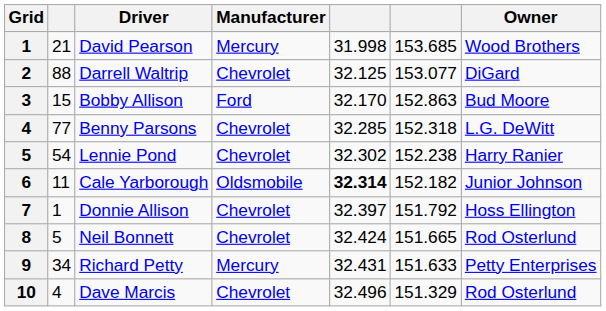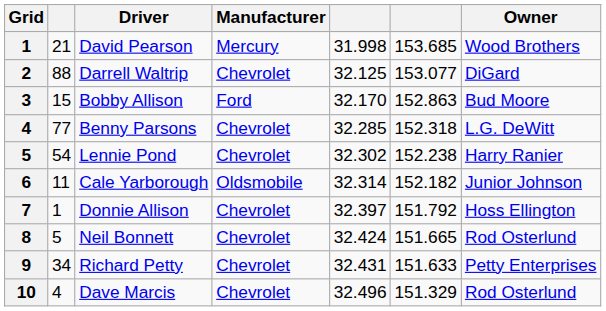(360, 182) bold -> (360, 182) normal
(247, 264) Mercury -> (253, 264) Chevrolet
